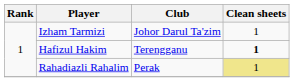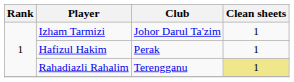(161, 49) Terengganu -> (147, 49) Perak
(256, 49) bold -> (256, 49) normal
(147, 67) Perak -> (161, 67) Terengganu
